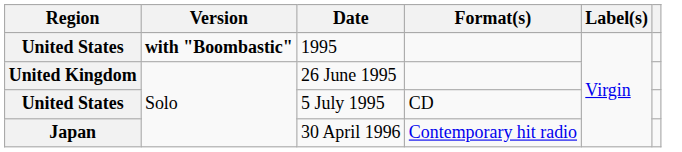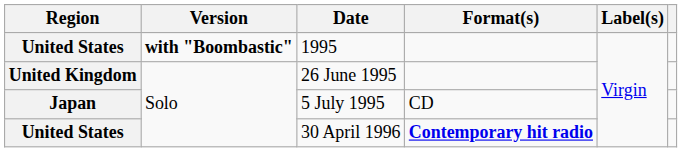(73, 103) United States -> (73, 103) Japan
(73, 132) Japan -> (73, 132) United States
(493, 132) normal -> (501, 132) bold
